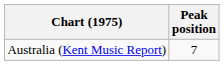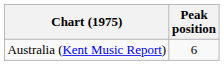(194, 49) 7 -> (194, 49) 6
